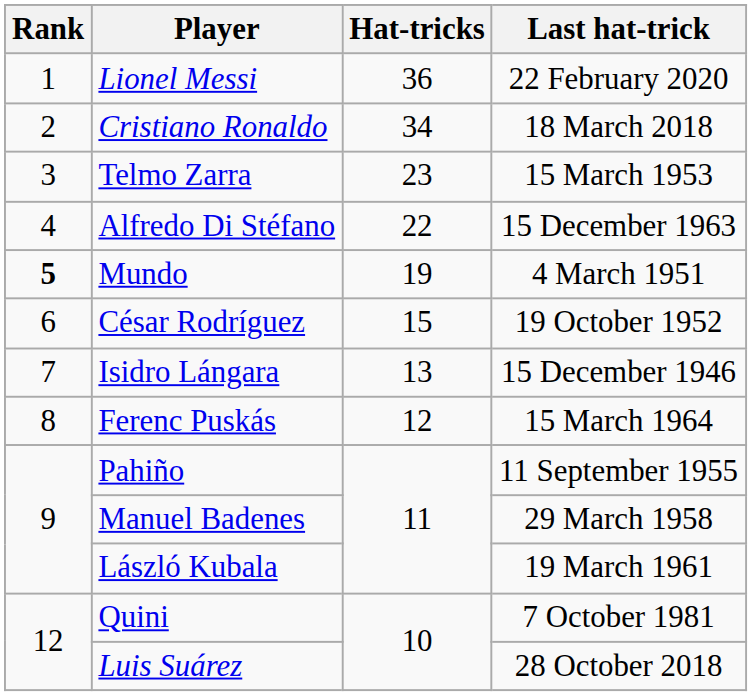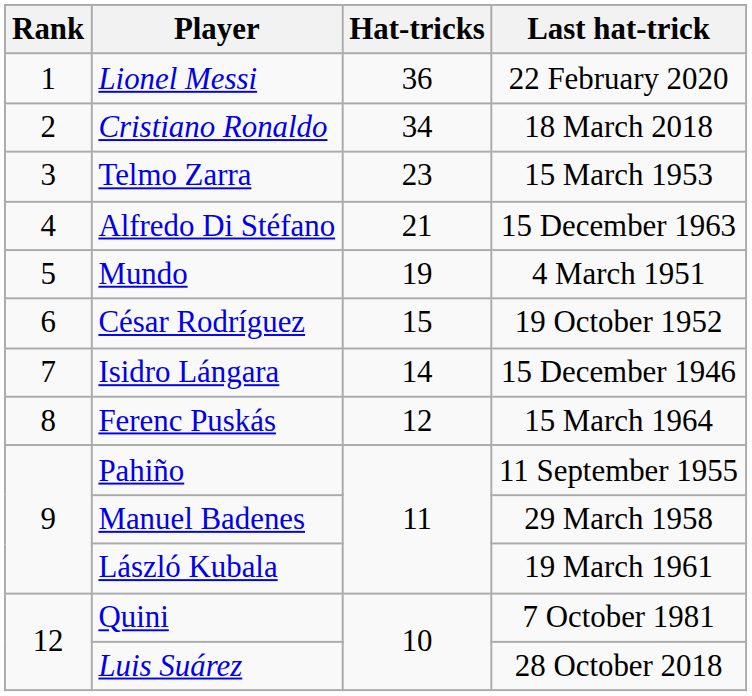(417, 224) 22 -> (417, 224) 21
(48, 273) bold -> (48, 273) normal
(417, 371) 13 -> (417, 371) 14
